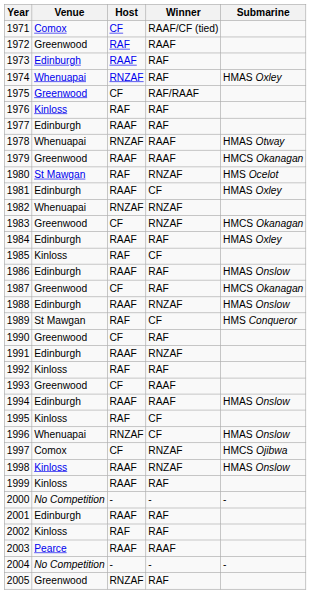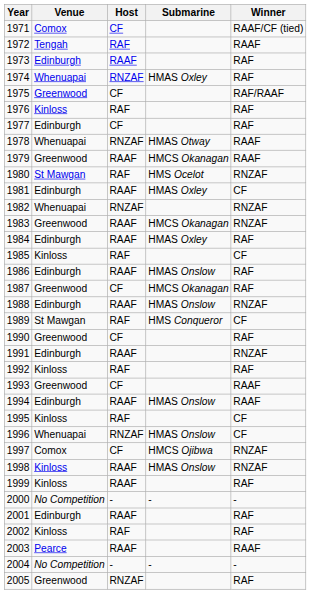columns swapped: (263, 12) <-> (183, 12)
(61, 45) Greenwood -> (51, 45) Tengah
(123, 126) RAAF -> (116, 126) CF
(116, 223) CF -> (123, 223) RAAF
